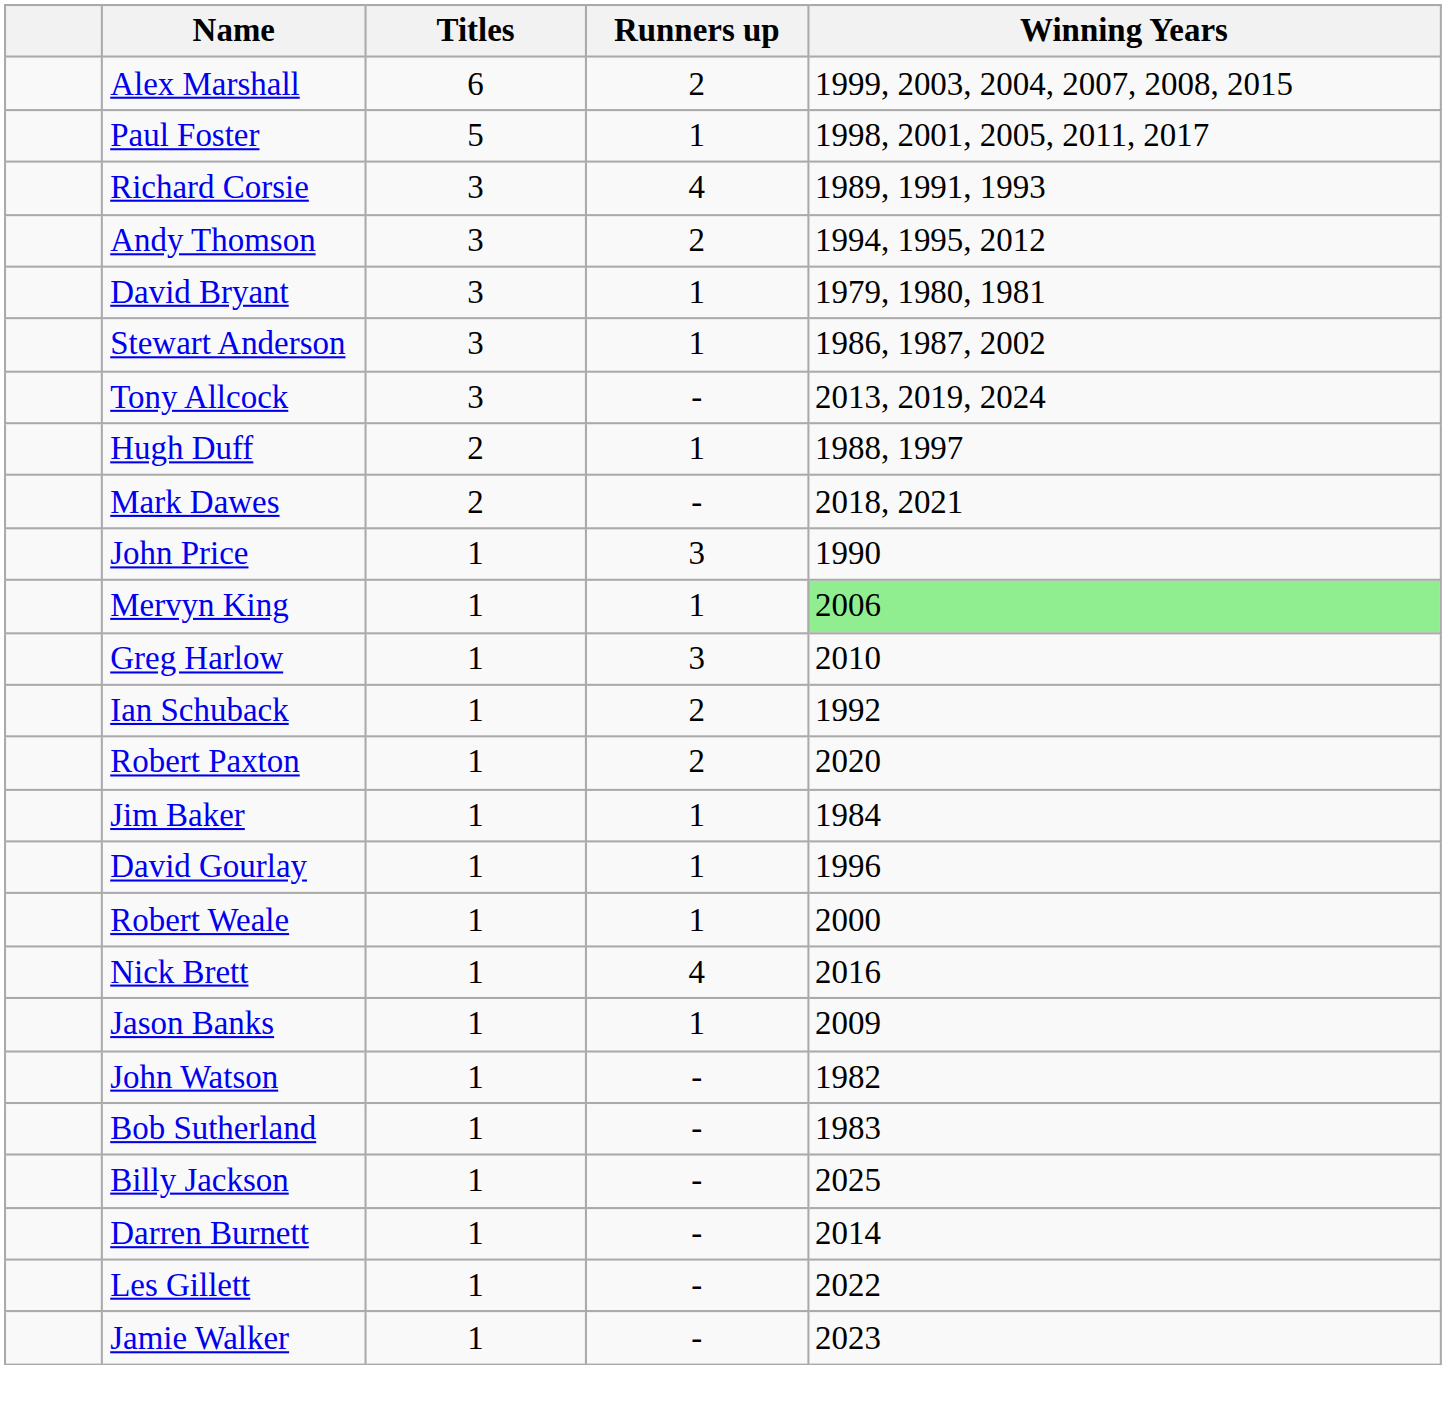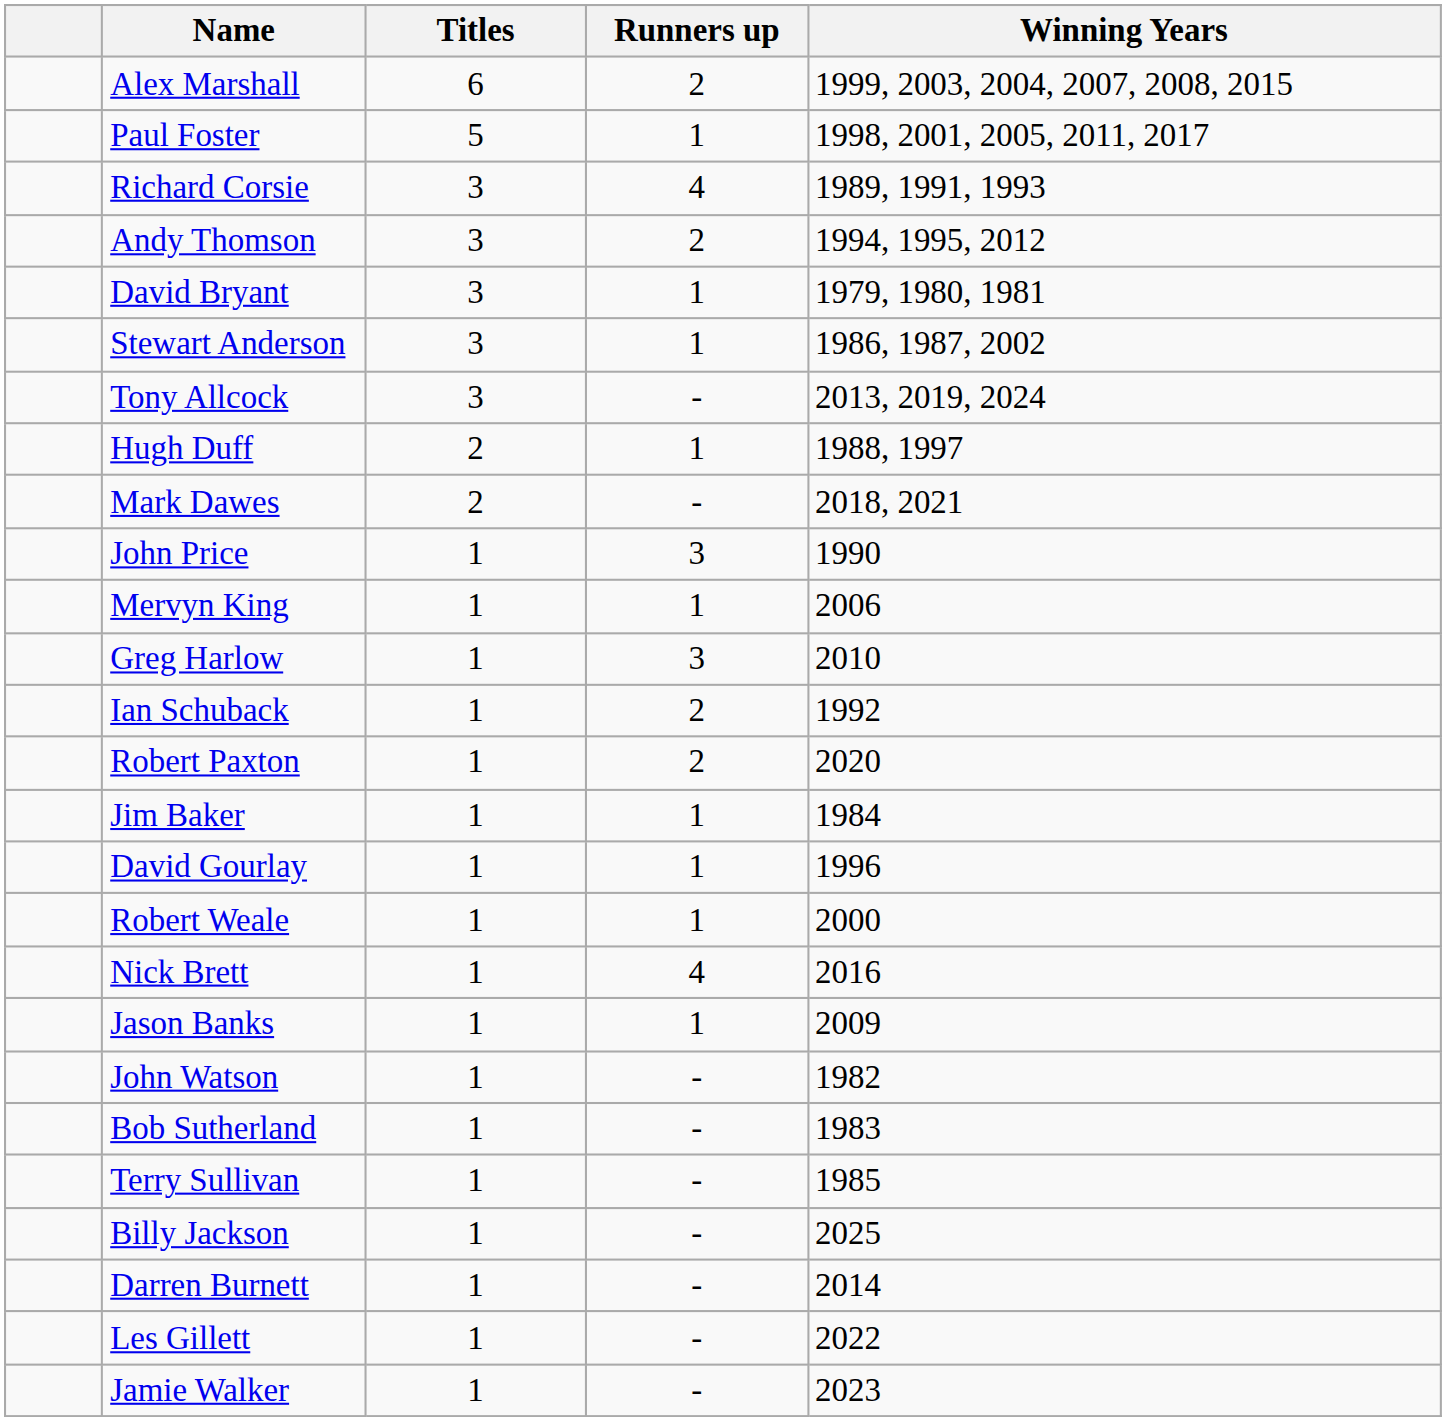(848, 605) lightgreen background -> (848, 605) no background
+ row: (205, 1180)
